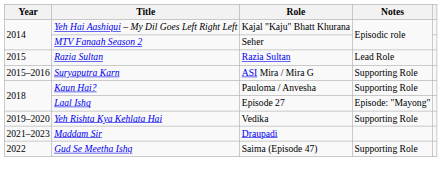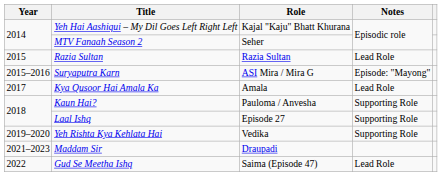(386, 73) Supporting Role -> (392, 73) Episode: "Mayong"
+ row: (106, 88)
(392, 103) Episode: "Mayong" -> (386, 118) Supporting Role
(386, 149) Supporting Role -> (374, 164) Lead Role
